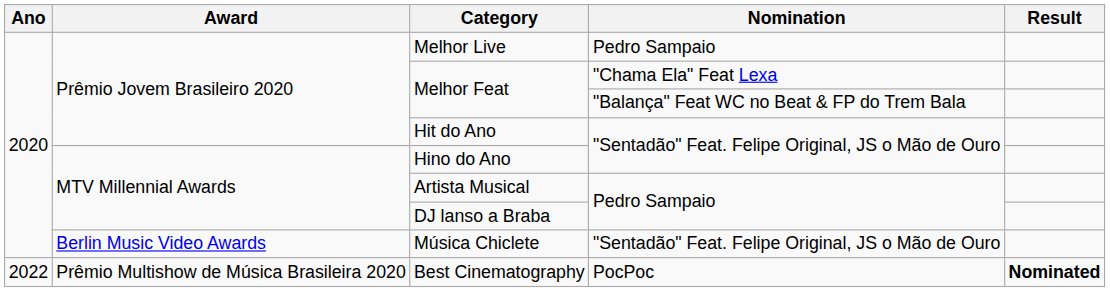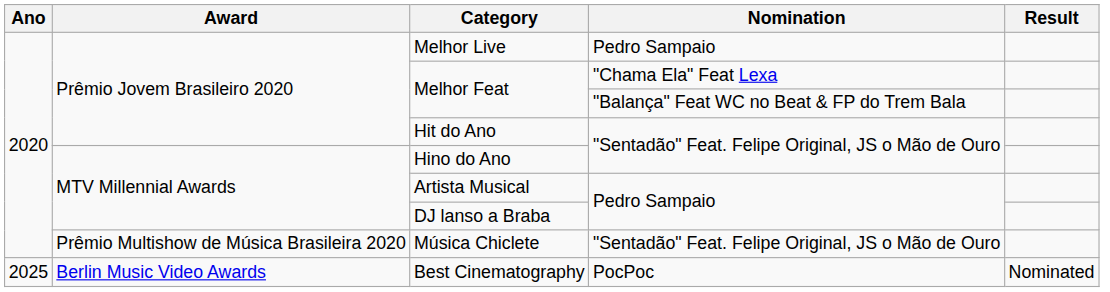(161, 243) Berlin Music Video Awards -> (231, 243) Prêmio Multishow de Música Brasileira 2020
(28, 272) 2022 -> (28, 272) 2025
(231, 272) Prêmio Multishow de Música Brasileira 2020 -> (161, 272) Berlin Music Video Awards
(1054, 272) bold -> (1052, 272) normal
